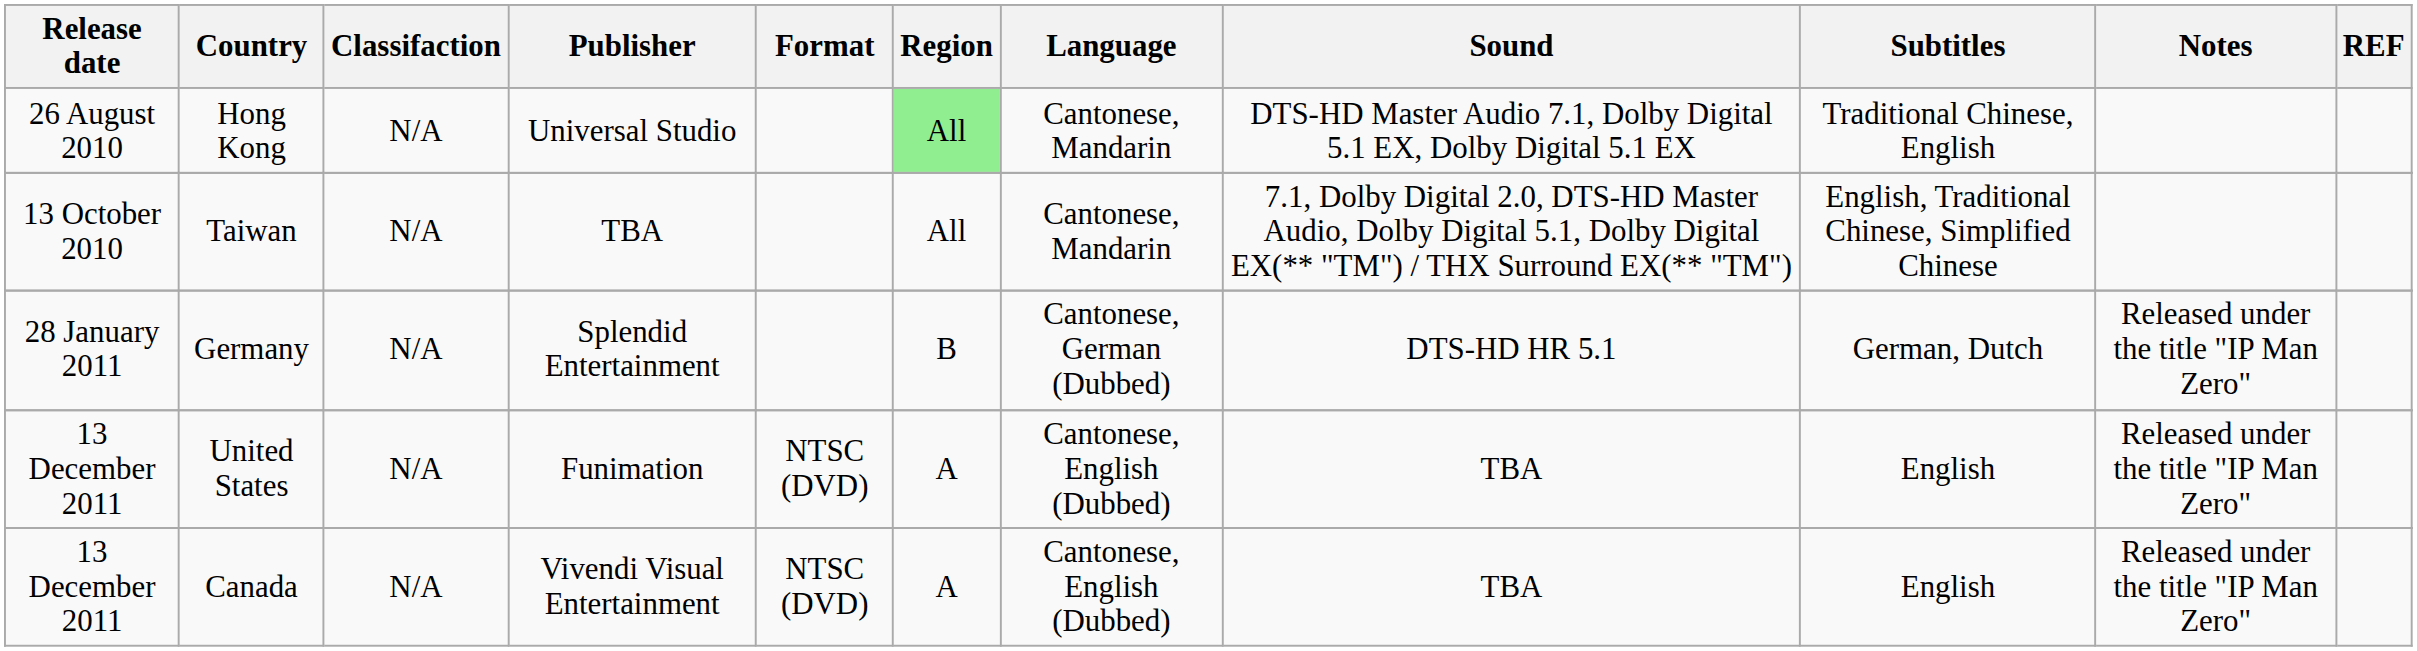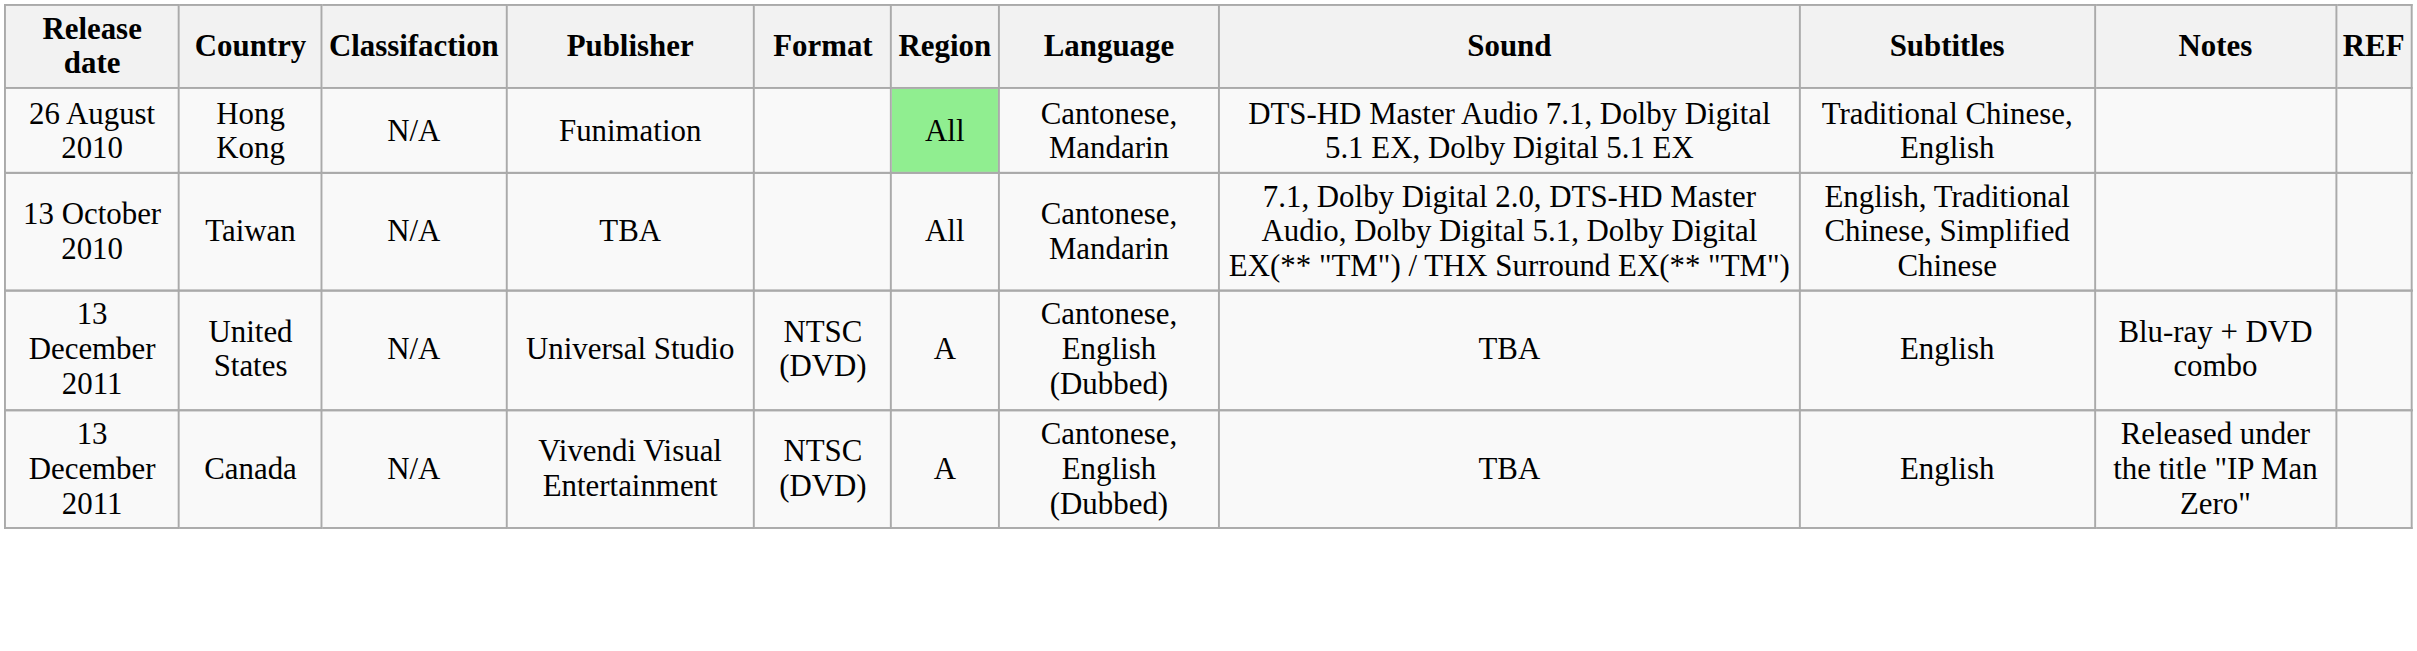(632, 130) Universal Studio -> (630, 130) Funimation
- row: (252, 349)
(632, 468) Funimation -> (630, 349) Universal Studio
(2216, 468) Released under the title "IP Man Zero" -> (2215, 349) Blu-ray + DVD combo
